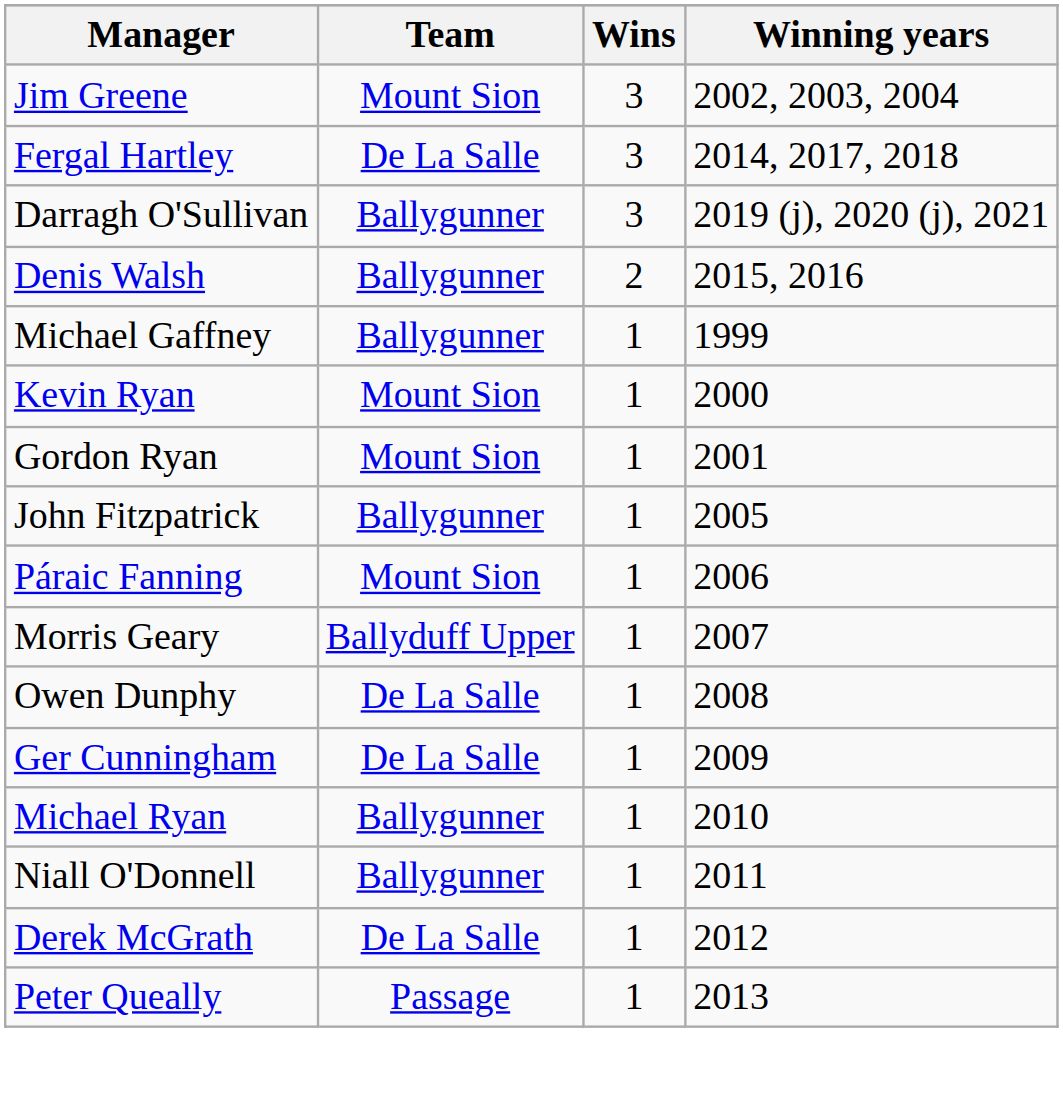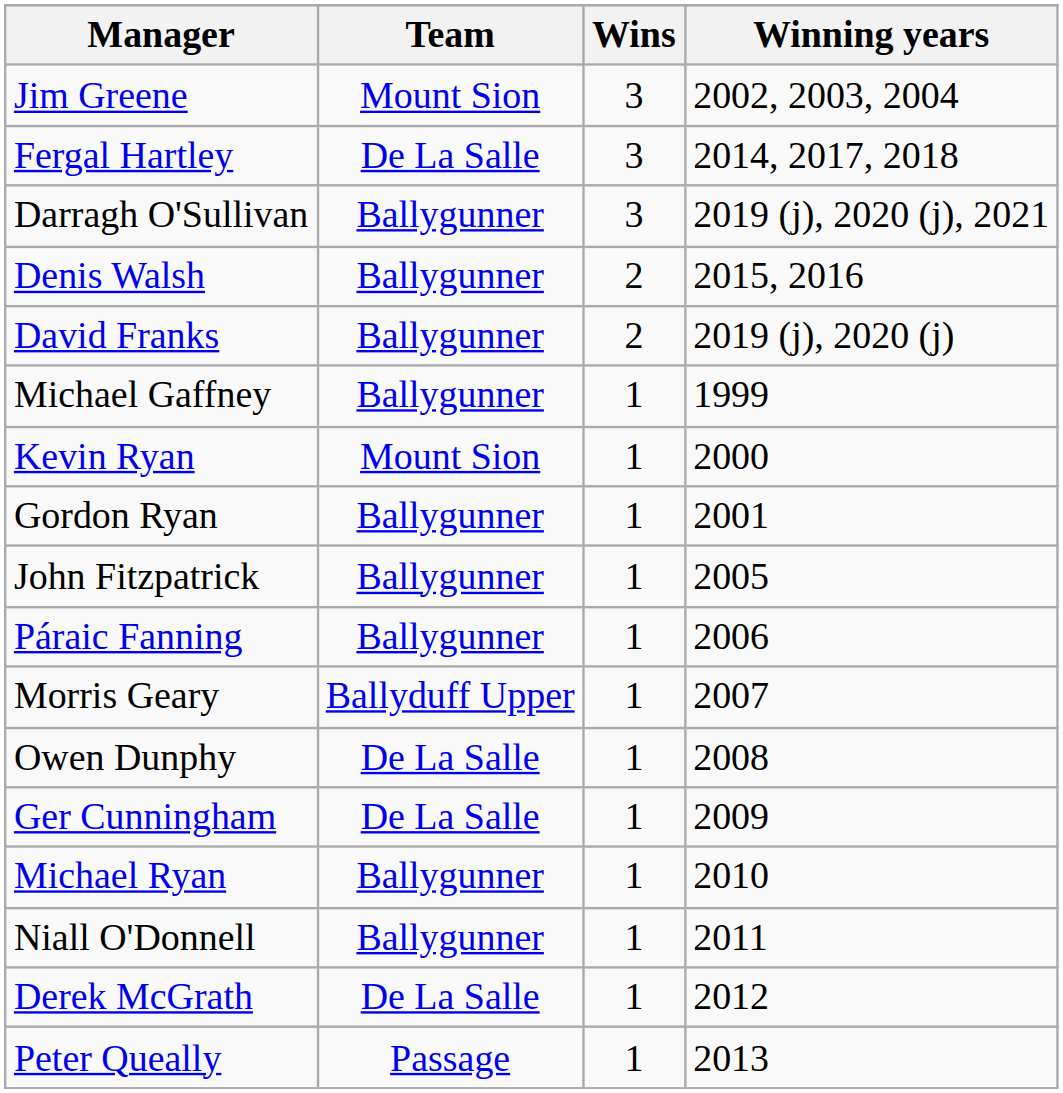+ row: (117, 335)
(450, 455) Mount Sion -> (450, 515) Ballygunner
(450, 575) Mount Sion -> (450, 635) Ballygunner
